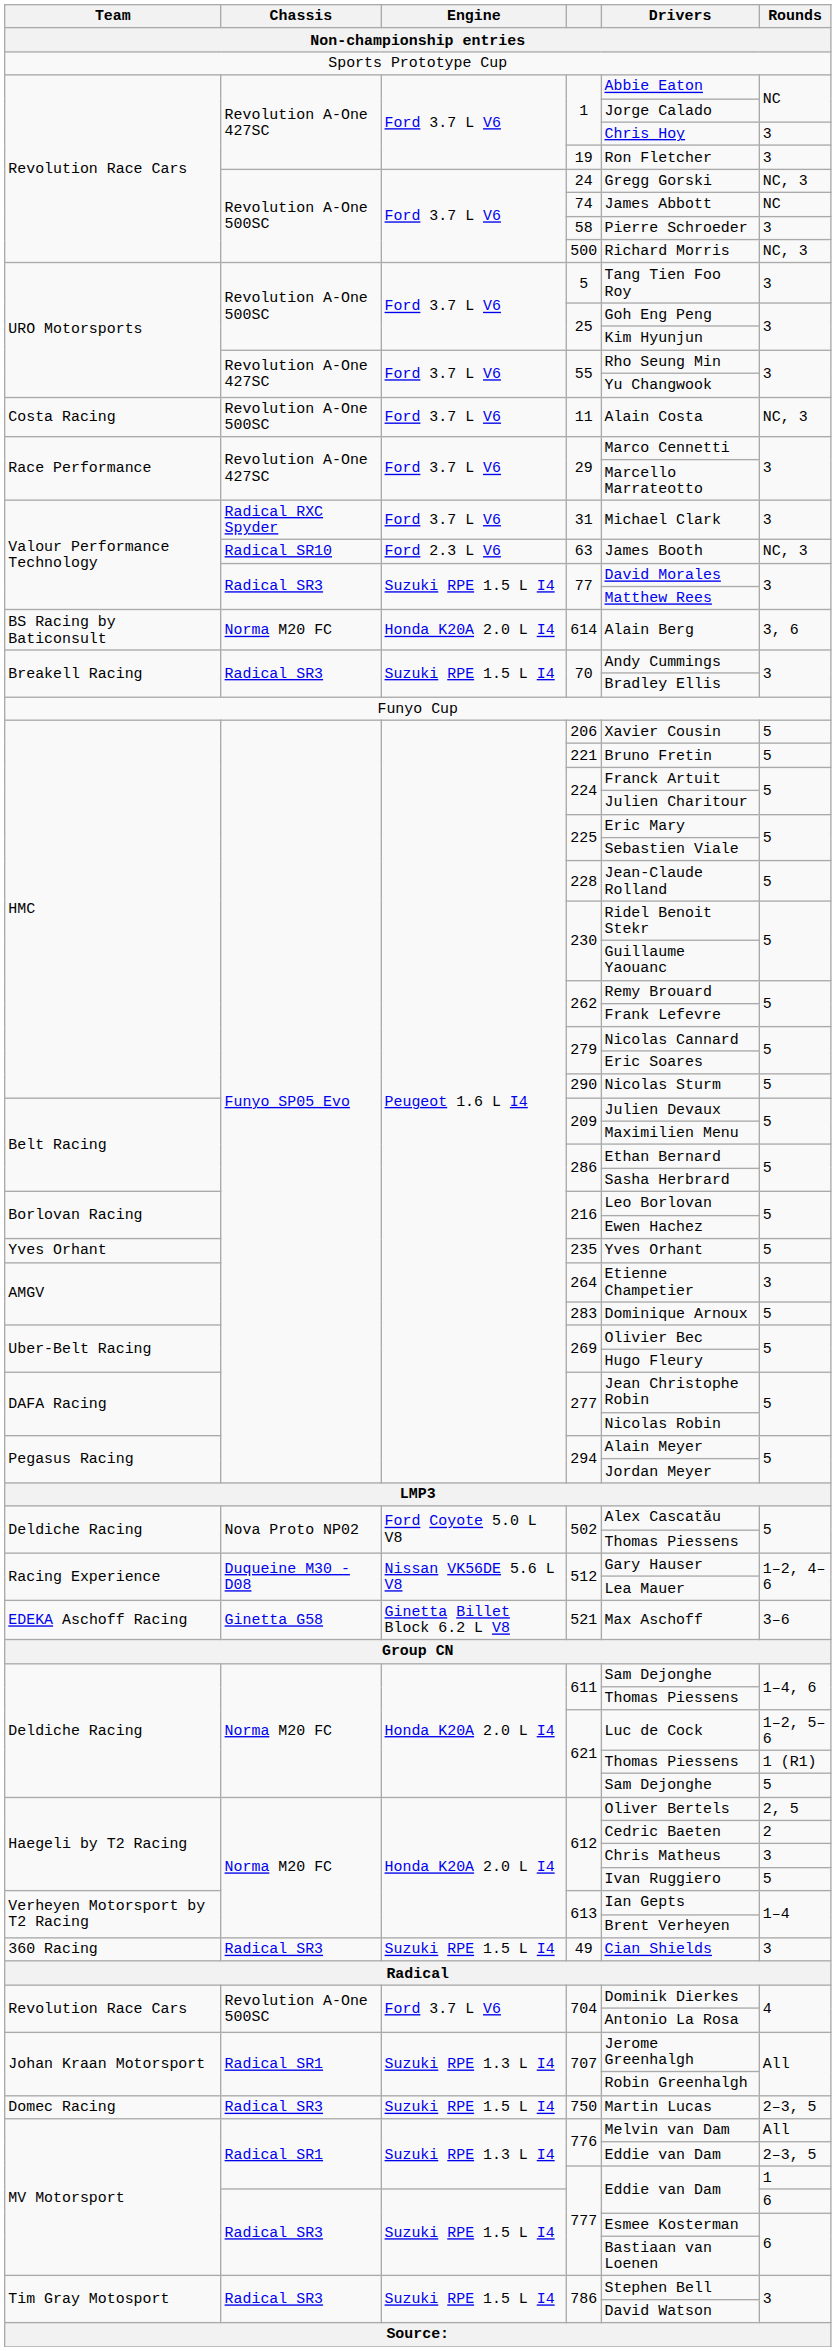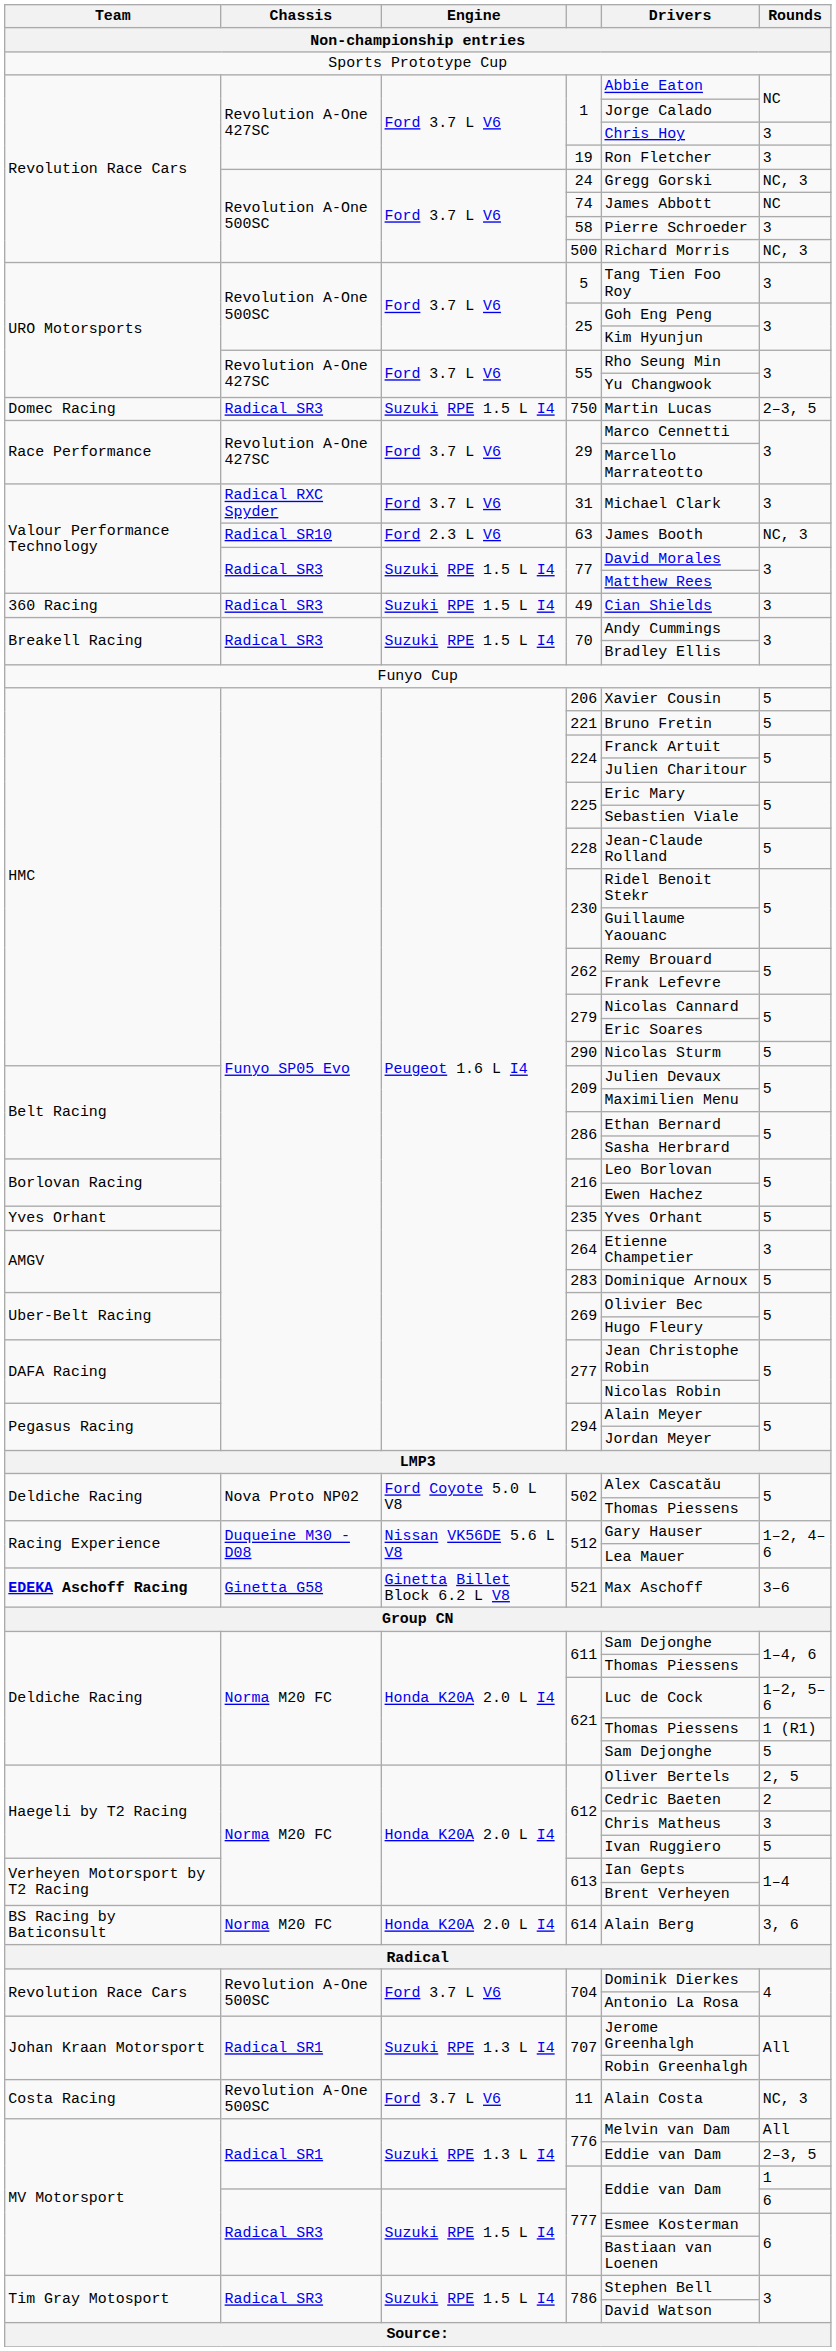rows swapped: (296, 417) <-> (274, 2107)
rows swapped: (274, 1950) <-> (278, 630)
(98, 1620) normal -> (98, 1588) bold
